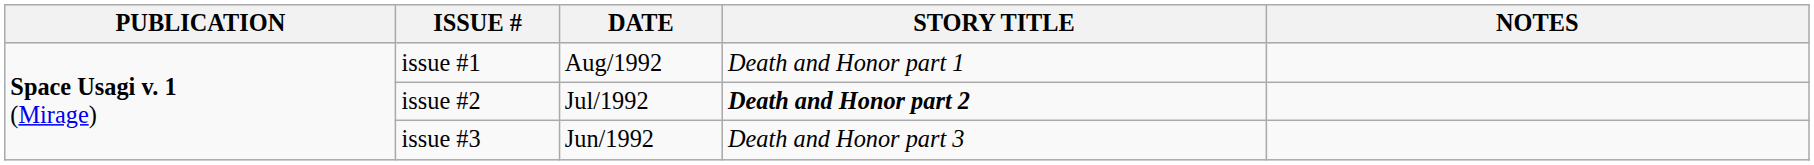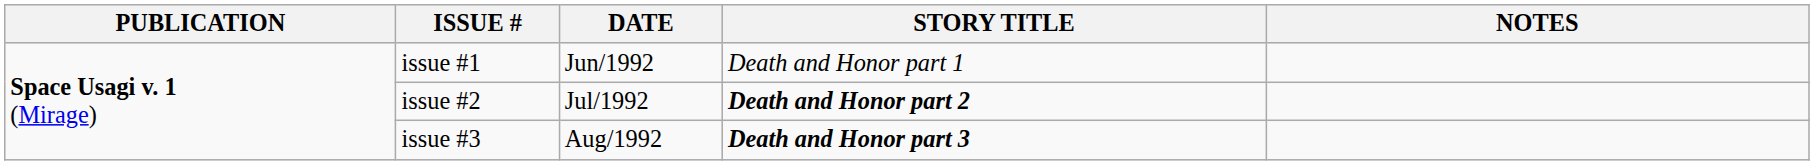(613, 62) Aug/1992 -> (609, 62) Jun/1992
(609, 139) Jun/1992 -> (613, 139) Aug/1992
(846, 139) normal -> (849, 139) bold
